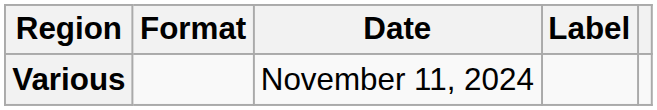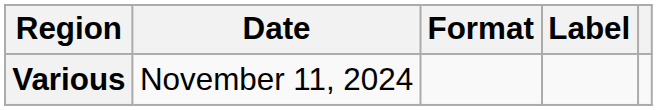columns swapped: (397, 29) <-> (193, 29)
